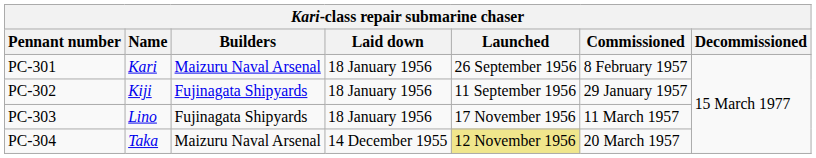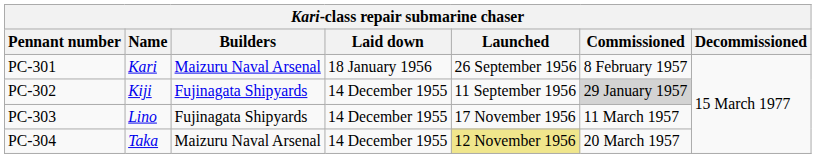(380, 91) 18 January 1956 -> (388, 91) 14 December 1955
(636, 91) no background -> (636, 91) lightgrey background
(380, 116) 18 January 1956 -> (388, 116) 14 December 1955
